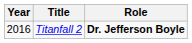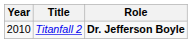(19, 30) 2016 -> (19, 30) 2010
